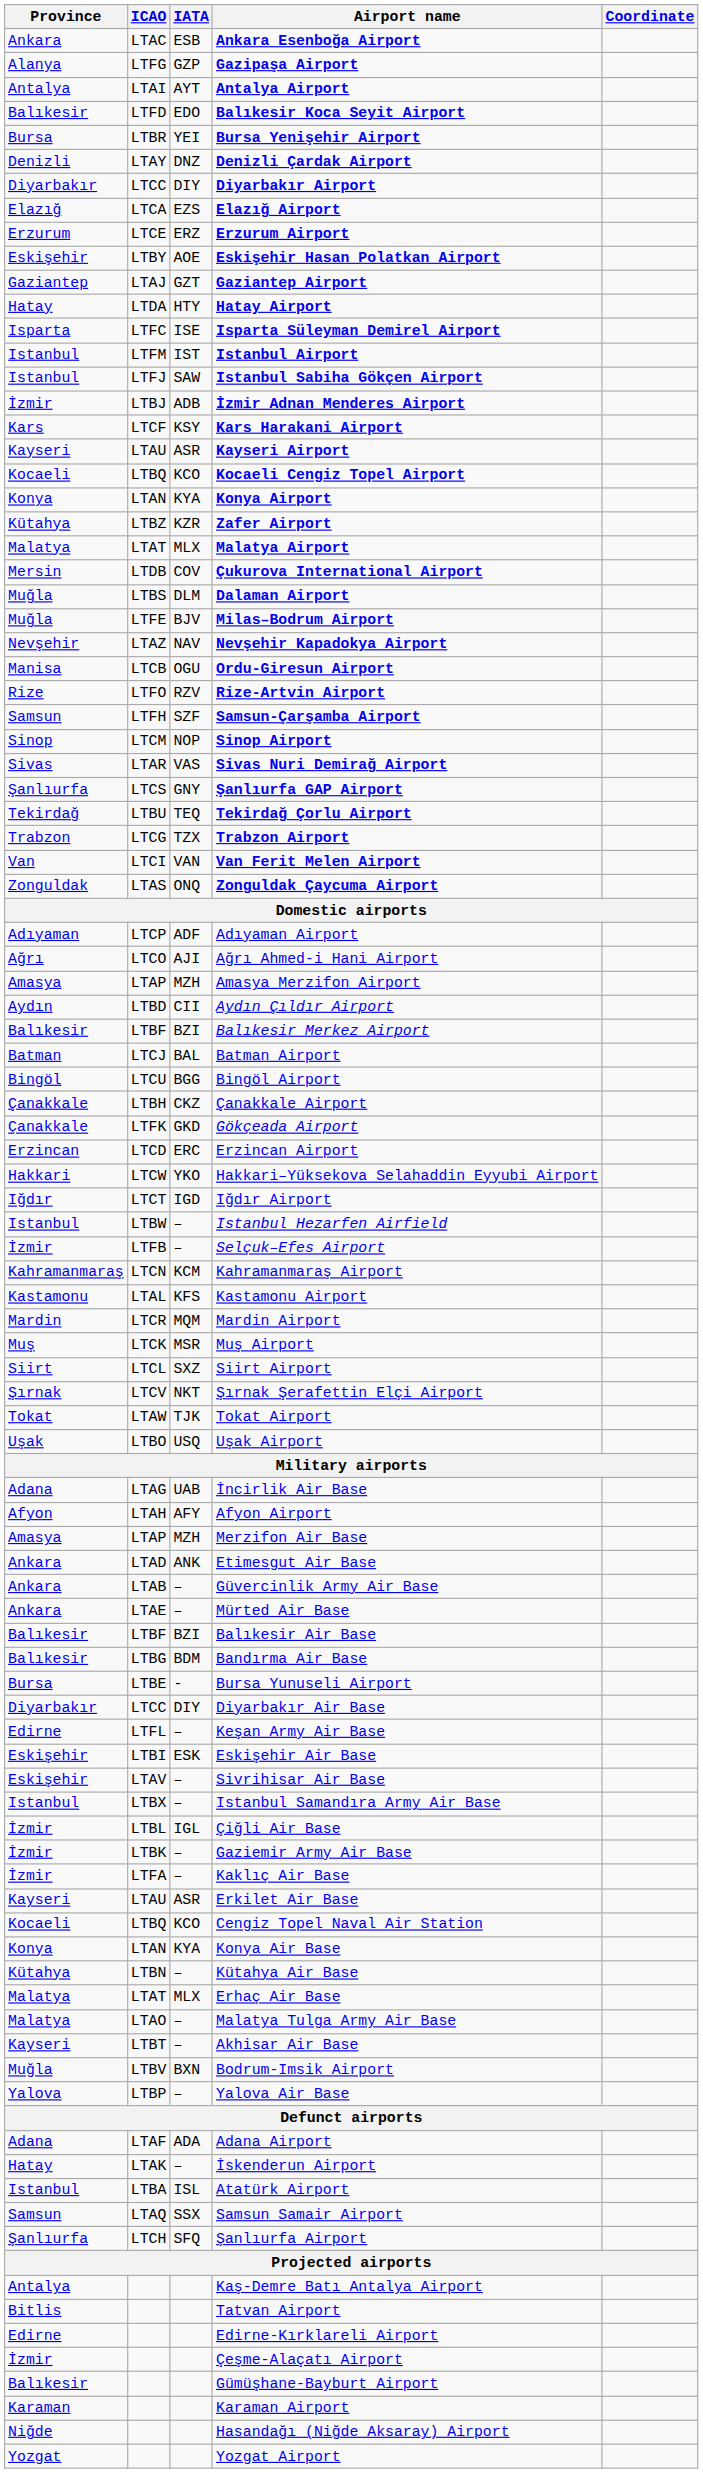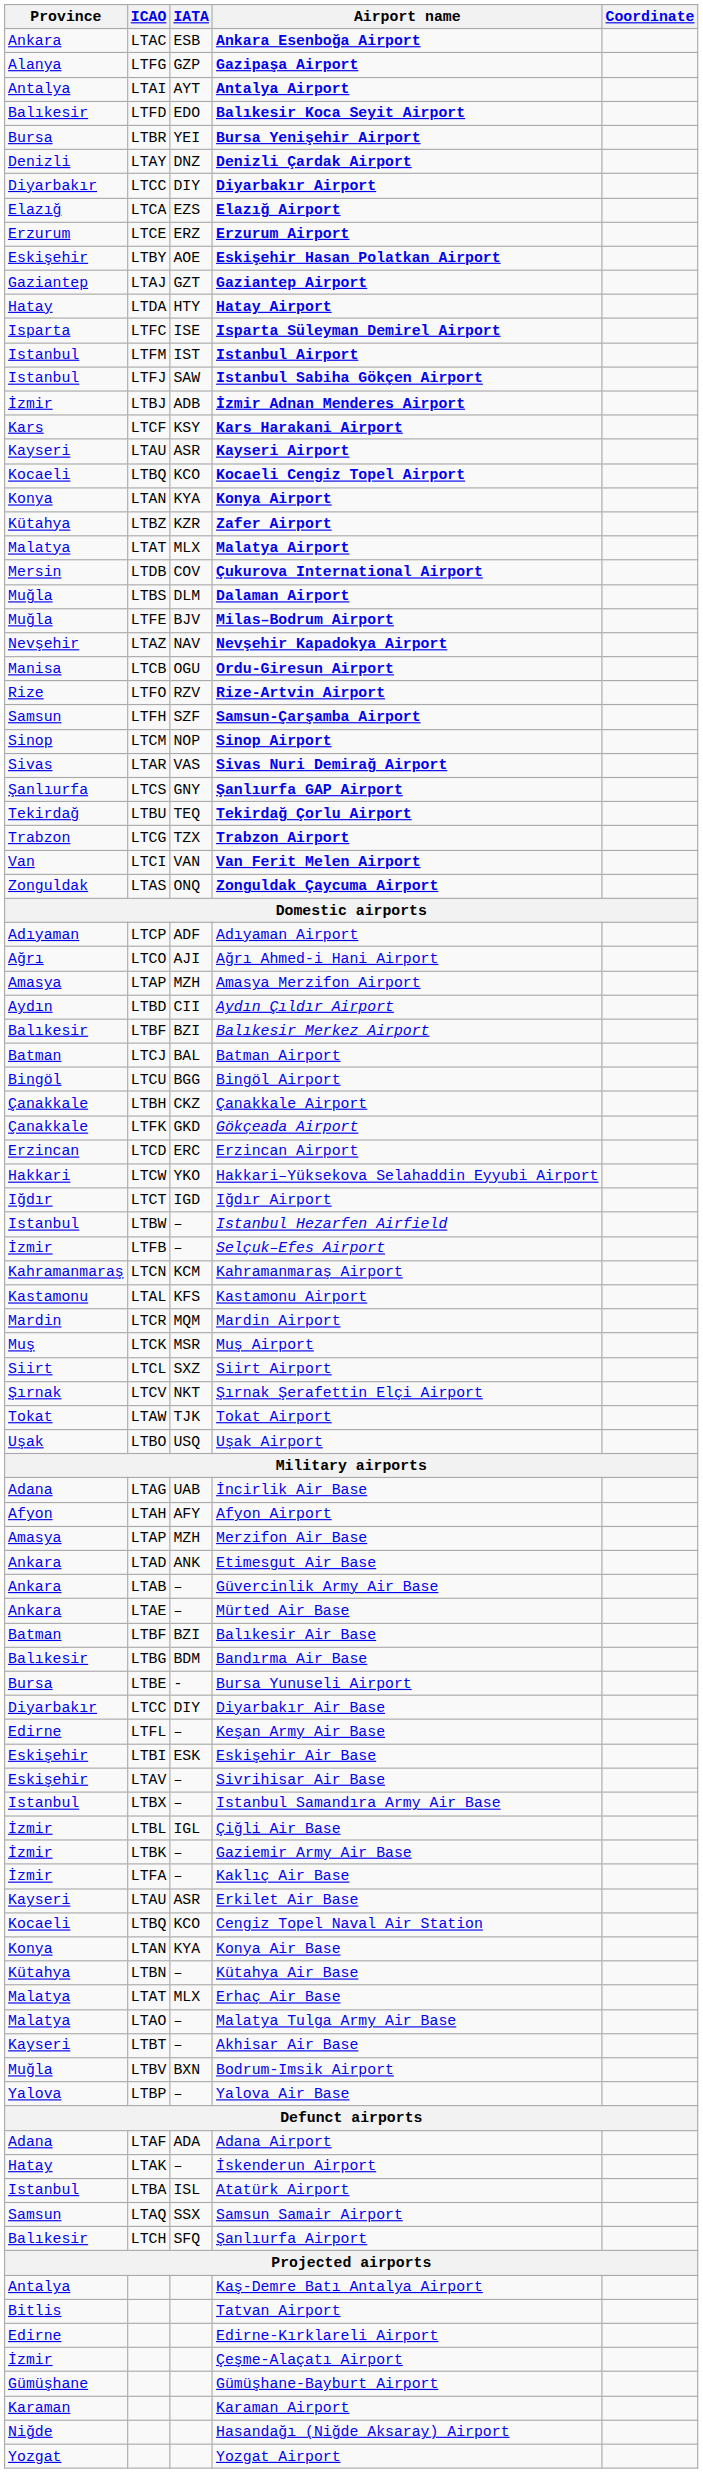(48, 1635) Balıkesir -> (35, 1635) Batman
(48, 2239) Şanlıurfa -> (48, 2239) Balıkesir
(48, 2384) Balıkesir -> (48, 2384) Gümüşhane
